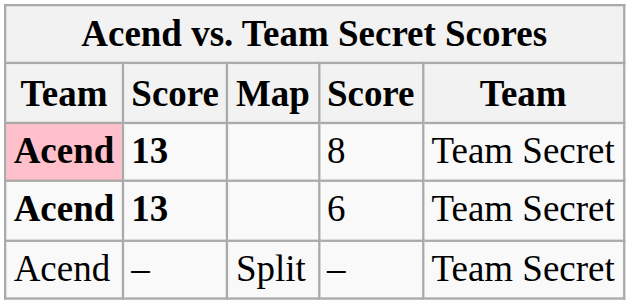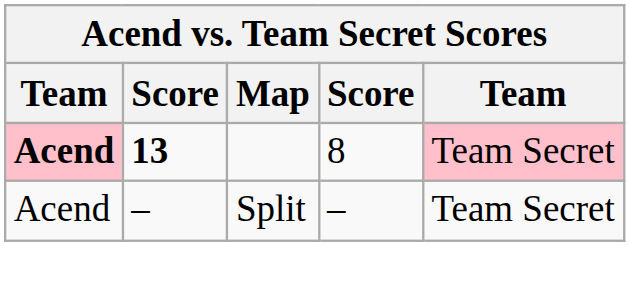(523, 151) no background -> (523, 151) pink background
- row: (336, 209)
